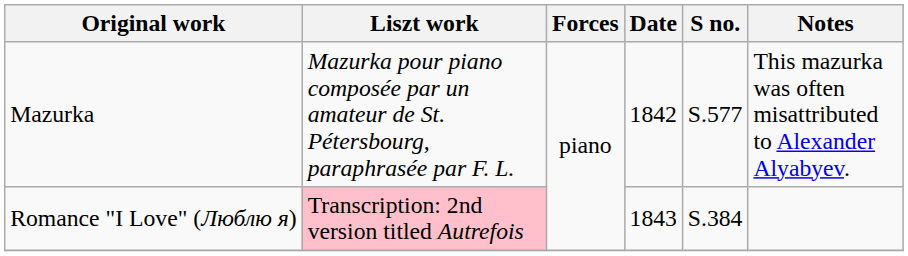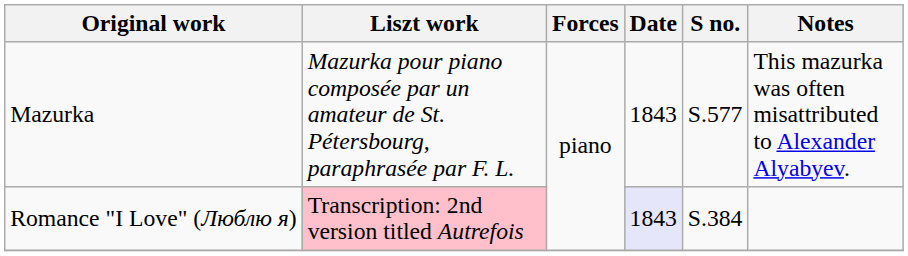(653, 114) 1842 -> (653, 114) 1843
(653, 218) no background -> (653, 218) lavender background
